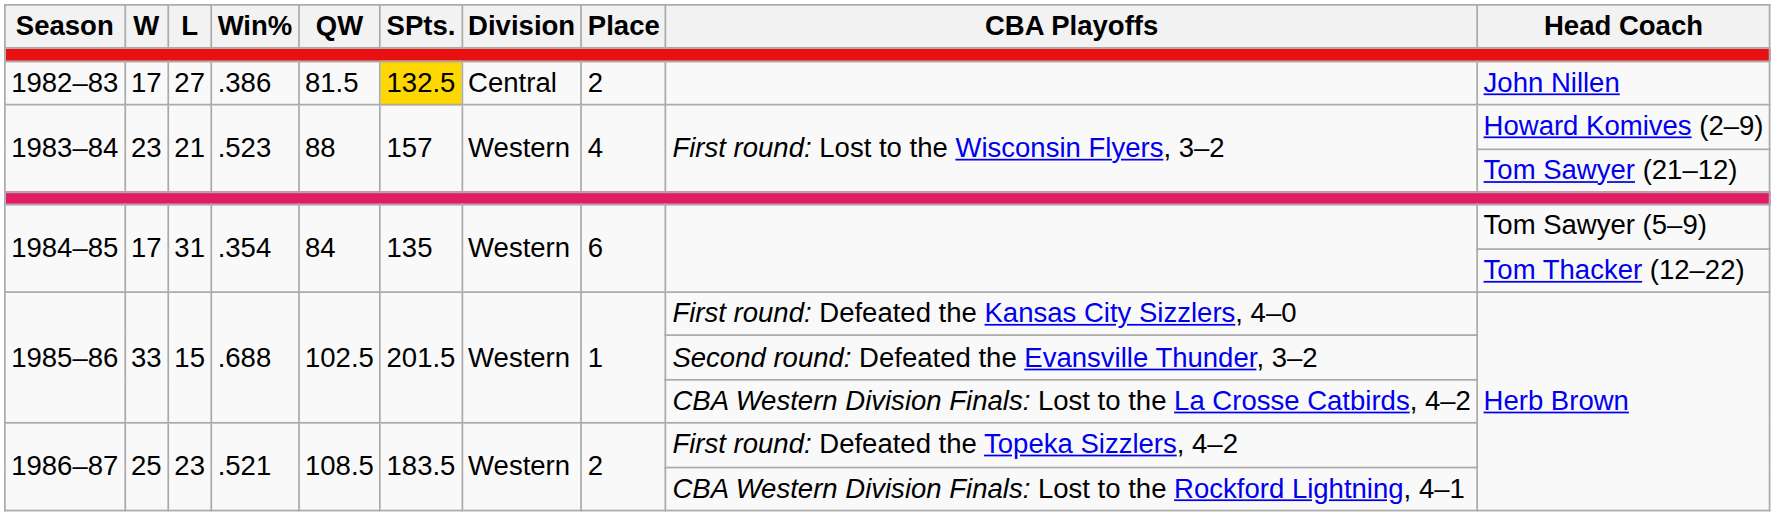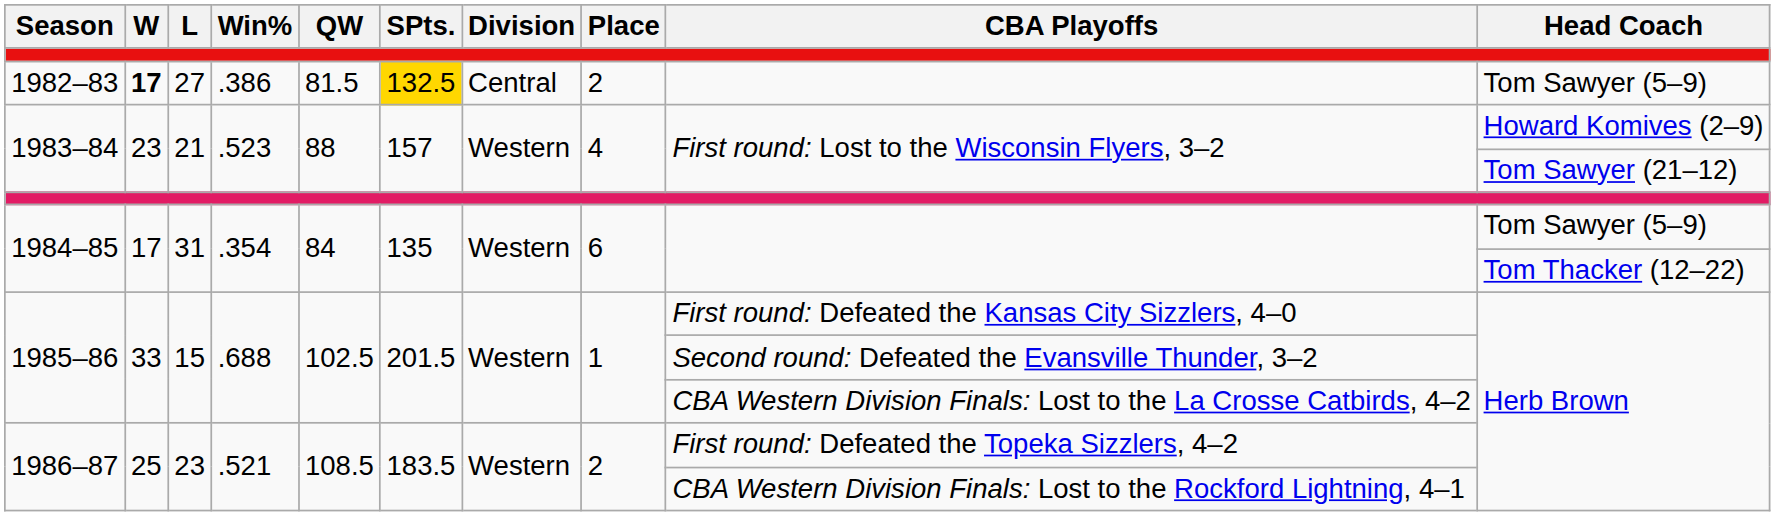(146, 82) normal -> (146, 82) bold
(1552, 82) John Nillen -> (1595, 82) Tom Sawyer (5–9)
